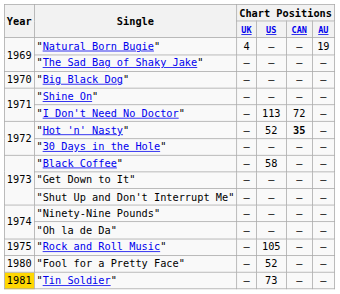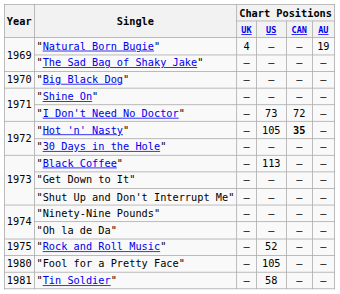(271, 113) 113 -> (271, 113) 73
(271, 130) 52 -> (271, 130) 105
(271, 163) 58 -> (271, 163) 113
(271, 247) 105 -> (271, 247) 52
(271, 264) 52 -> (271, 264) 105
(19, 281) gold background -> (19, 281) no background
(271, 281) 73 -> (271, 281) 58
